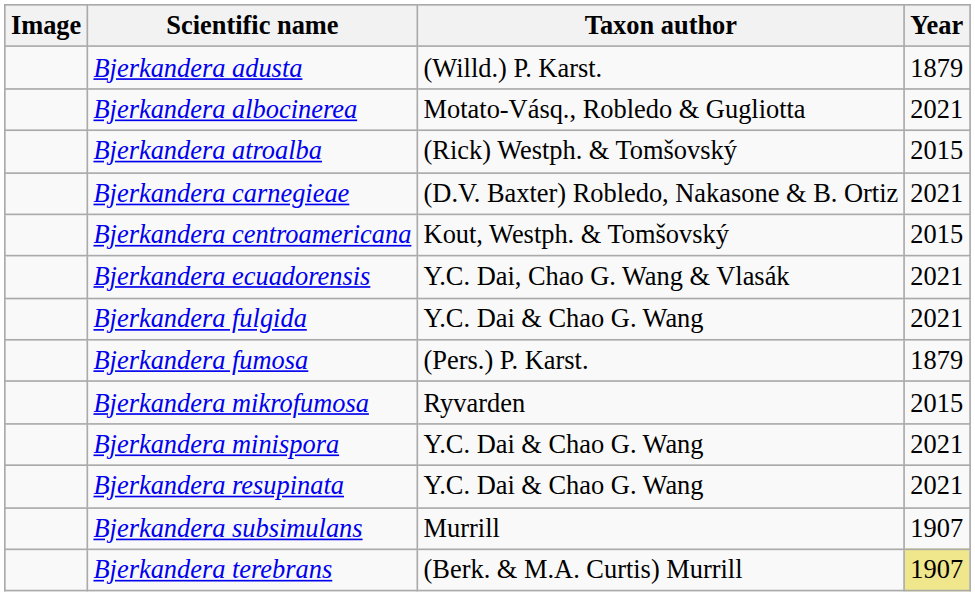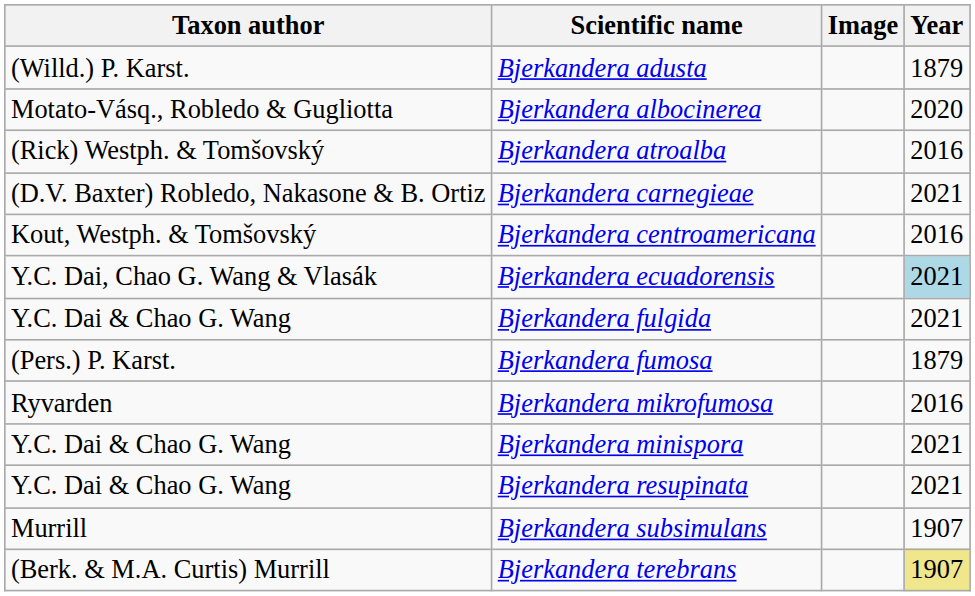columns swapped: (46, 25) <-> (661, 25)
(937, 109) 2021 -> (937, 109) 2020
(937, 151) 2015 -> (937, 151) 2016
(937, 234) 2015 -> (937, 234) 2016
(937, 276) no background -> (937, 276) lightblue background
(937, 402) 2015 -> (937, 402) 2016
